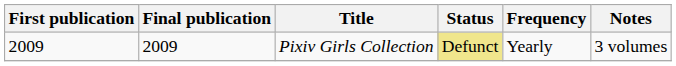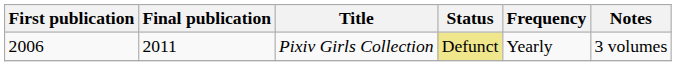(26, 46) 2009 -> (26, 46) 2006
(160, 46) 2009 -> (160, 46) 2011
